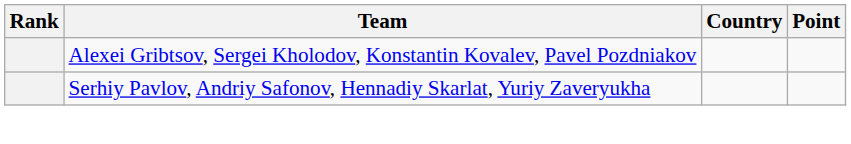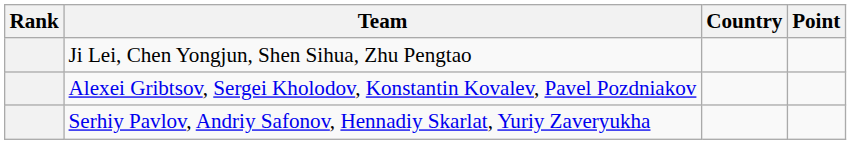+ row: (270, 54)
